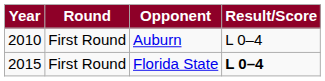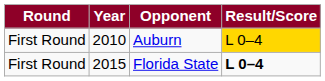columns swapped: (25, 16) <-> (87, 16)
(244, 40) no background -> (244, 40) gold background
